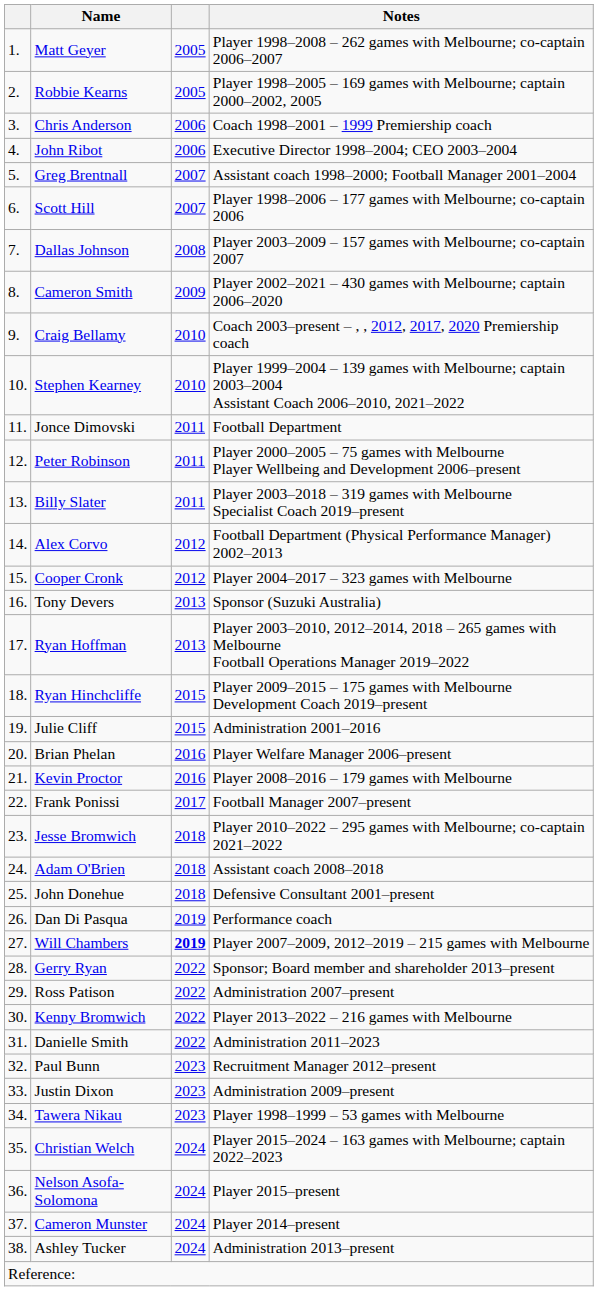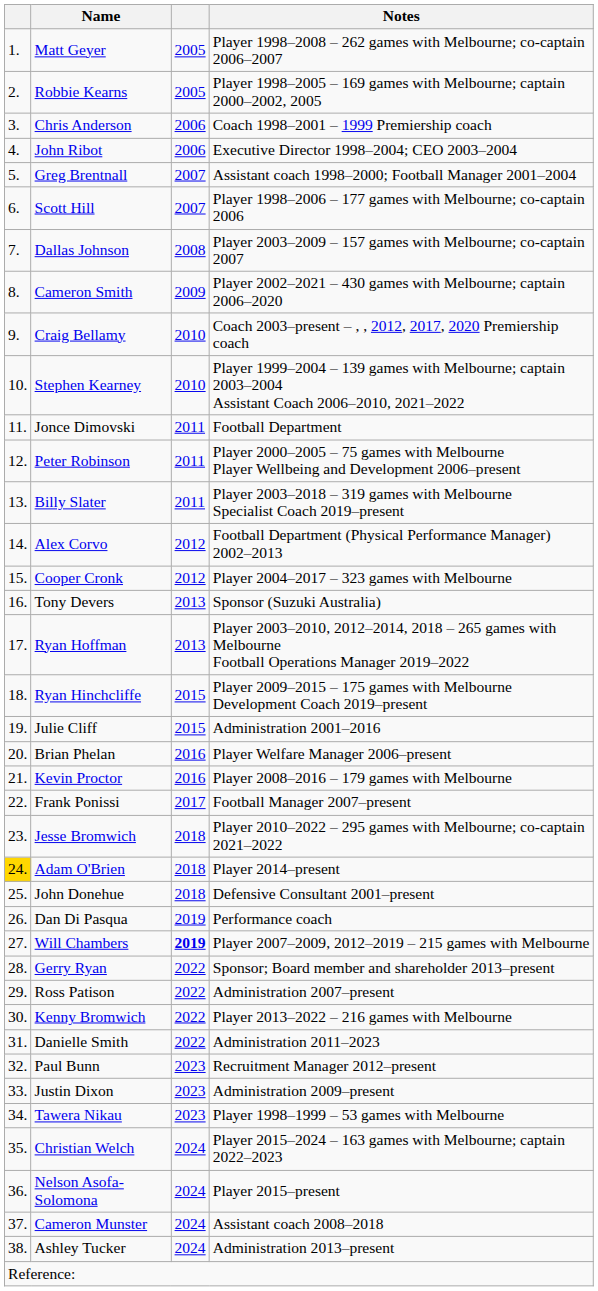(18, 869) no background -> (18, 869) gold background
(298, 869) Assistant coach 2008–2018 -> (276, 869) Player 2014–present
(276, 1224) Player 2014–present -> (298, 1224) Assistant coach 2008–2018
